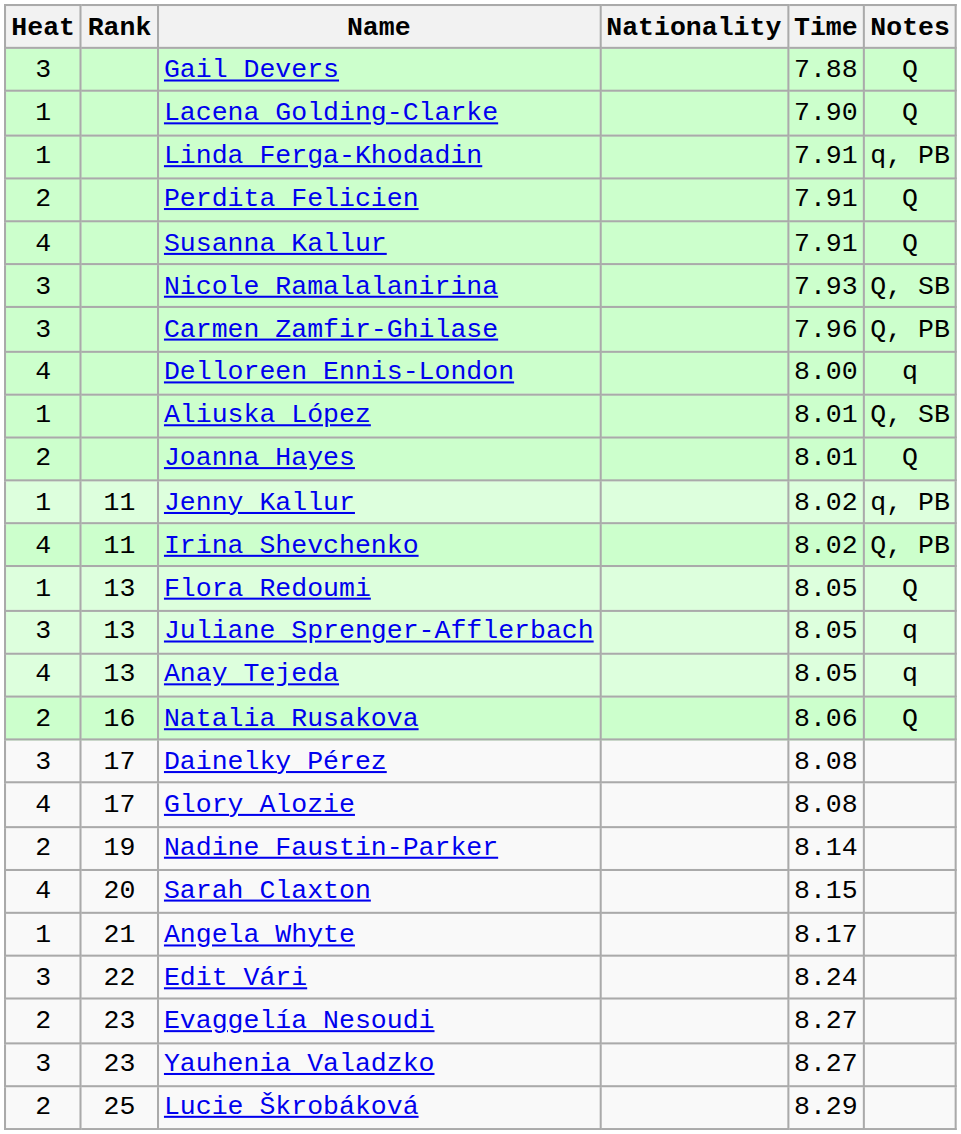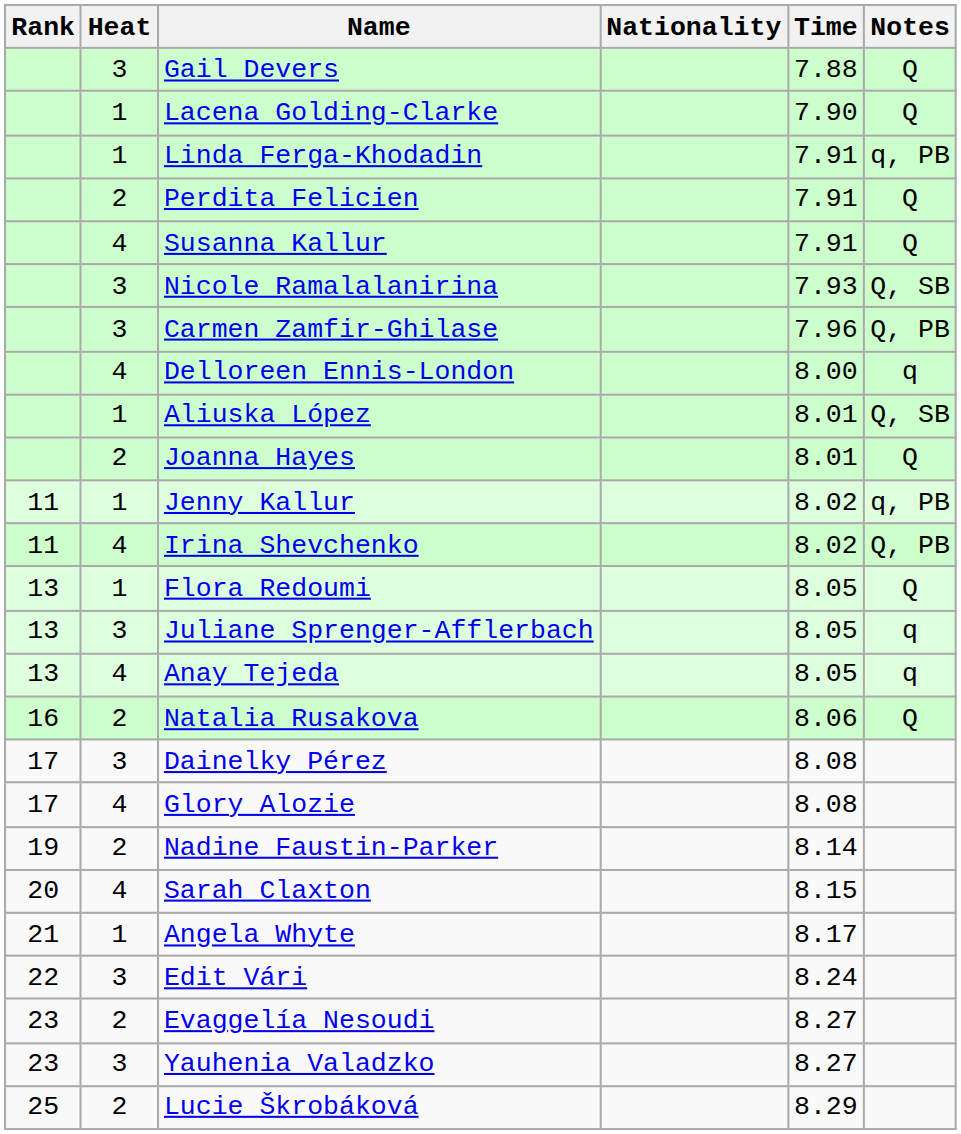columns swapped: (119, 27) <-> (43, 27)
